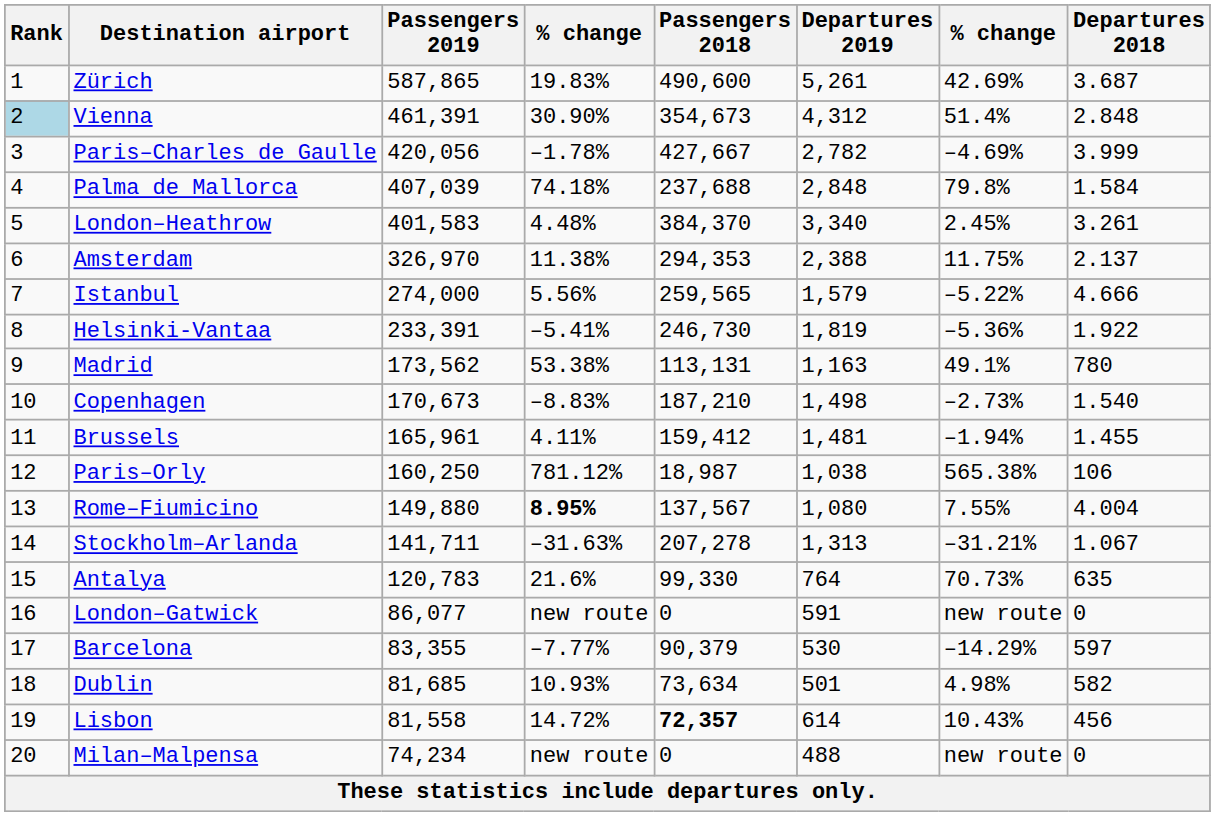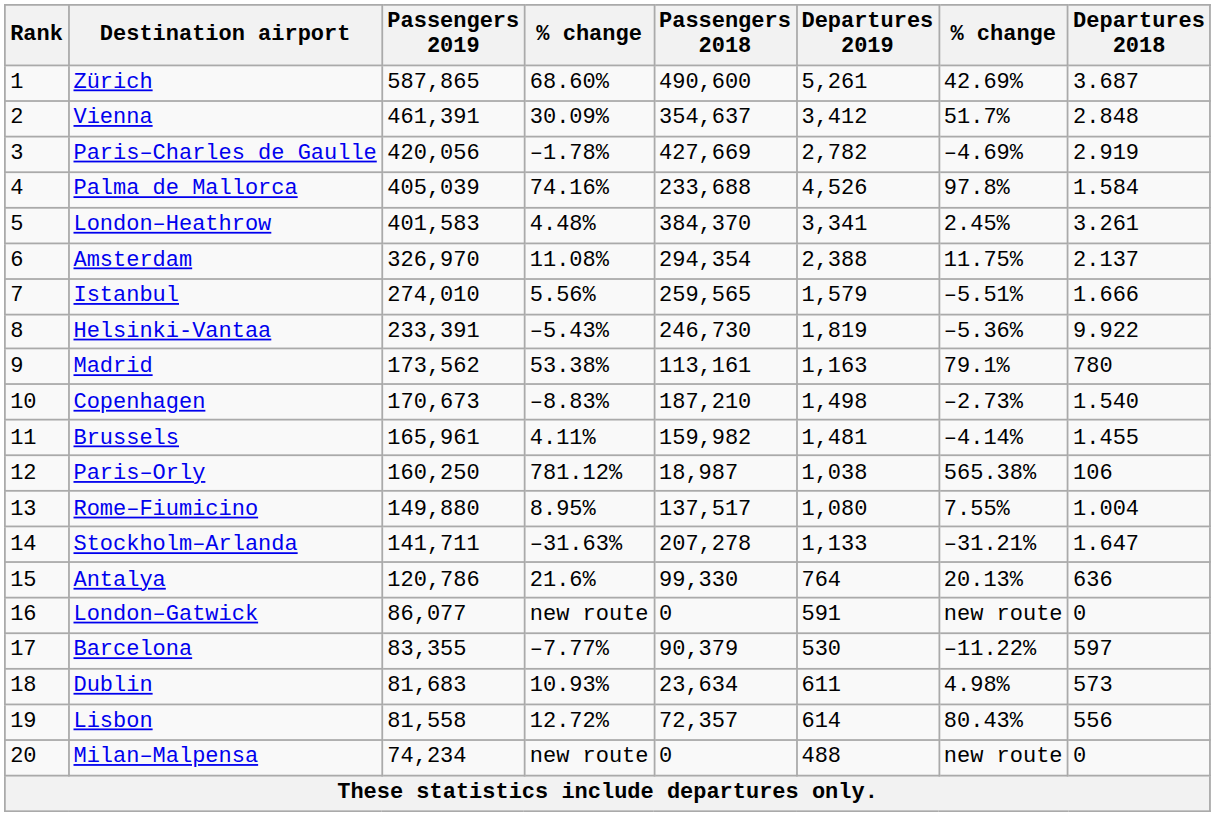(569, 83) 19.83% -> (569, 83) 68.60%
(17, 119) lightblue background -> (17, 119) no background
(569, 119) 30.90% -> (569, 119) 30.09%
(705, 119) 354,673 -> (705, 119) 354,637
(834, 119) 4,312 -> (834, 119) 3,412
(977, 119) 51.4% -> (977, 119) 51.7%
(705, 154) 427,667 -> (705, 154) 427,669
(1106, 154) 3.999 -> (1106, 154) 2.919
(433, 190) 407,039 -> (433, 190) 405,039
(569, 190) 74.18% -> (569, 190) 74.16%
(705, 190) 237,688 -> (705, 190) 233,688
(834, 190) 2,848 -> (834, 190) 4,526
(977, 190) 79.8% -> (977, 190) 97.8%
(834, 225) 3,340 -> (834, 225) 3,341
(569, 261) 11.38% -> (569, 261) 11.08%
(705, 261) 294,353 -> (705, 261) 294,354
(433, 296) 274,000 -> (433, 296) 274,010
(983, 296) –5.22% -> (983, 296) –5.51%
(1106, 296) 4.666 -> (1106, 296) 1.666
(569, 332) –5.41% -> (569, 332) –5.43%
(1106, 332) 1.922 -> (1106, 332) 9.922
(705, 367) 113,131 -> (705, 367) 113,161
(977, 367) 49.1% -> (977, 367) 79.1%
(705, 438) 159,412 -> (705, 438) 159,982
(983, 438) –1.94% -> (983, 438) –4.14%
(563, 509) bold -> (563, 509) normal
(705, 509) 137,567 -> (705, 509) 137,517
(1106, 509) 4.004 -> (1106, 509) 1.004
(834, 545) 1,313 -> (834, 545) 1,133
(1106, 545) 1.067 -> (1106, 545) 1.647
(433, 580) 120,783 -> (433, 580) 120,786
(983, 580) 70.73% -> (983, 580) 20.13%
(1093, 580) 635 -> (1093, 580) 636
(990, 651) –14.29% -> (990, 651) –11.22%
(427, 687) 81,685 -> (427, 687) 81,683
(699, 687) 73,634 -> (699, 687) 23,634
(821, 687) 501 -> (821, 687) 611
(1093, 687) 582 -> (1093, 687) 573
(569, 722) 14.72% -> (569, 722) 12.72%
(699, 722) bold -> (699, 722) normal
(983, 722) 10.43% -> (983, 722) 80.43%
(1093, 722) 456 -> (1093, 722) 556
